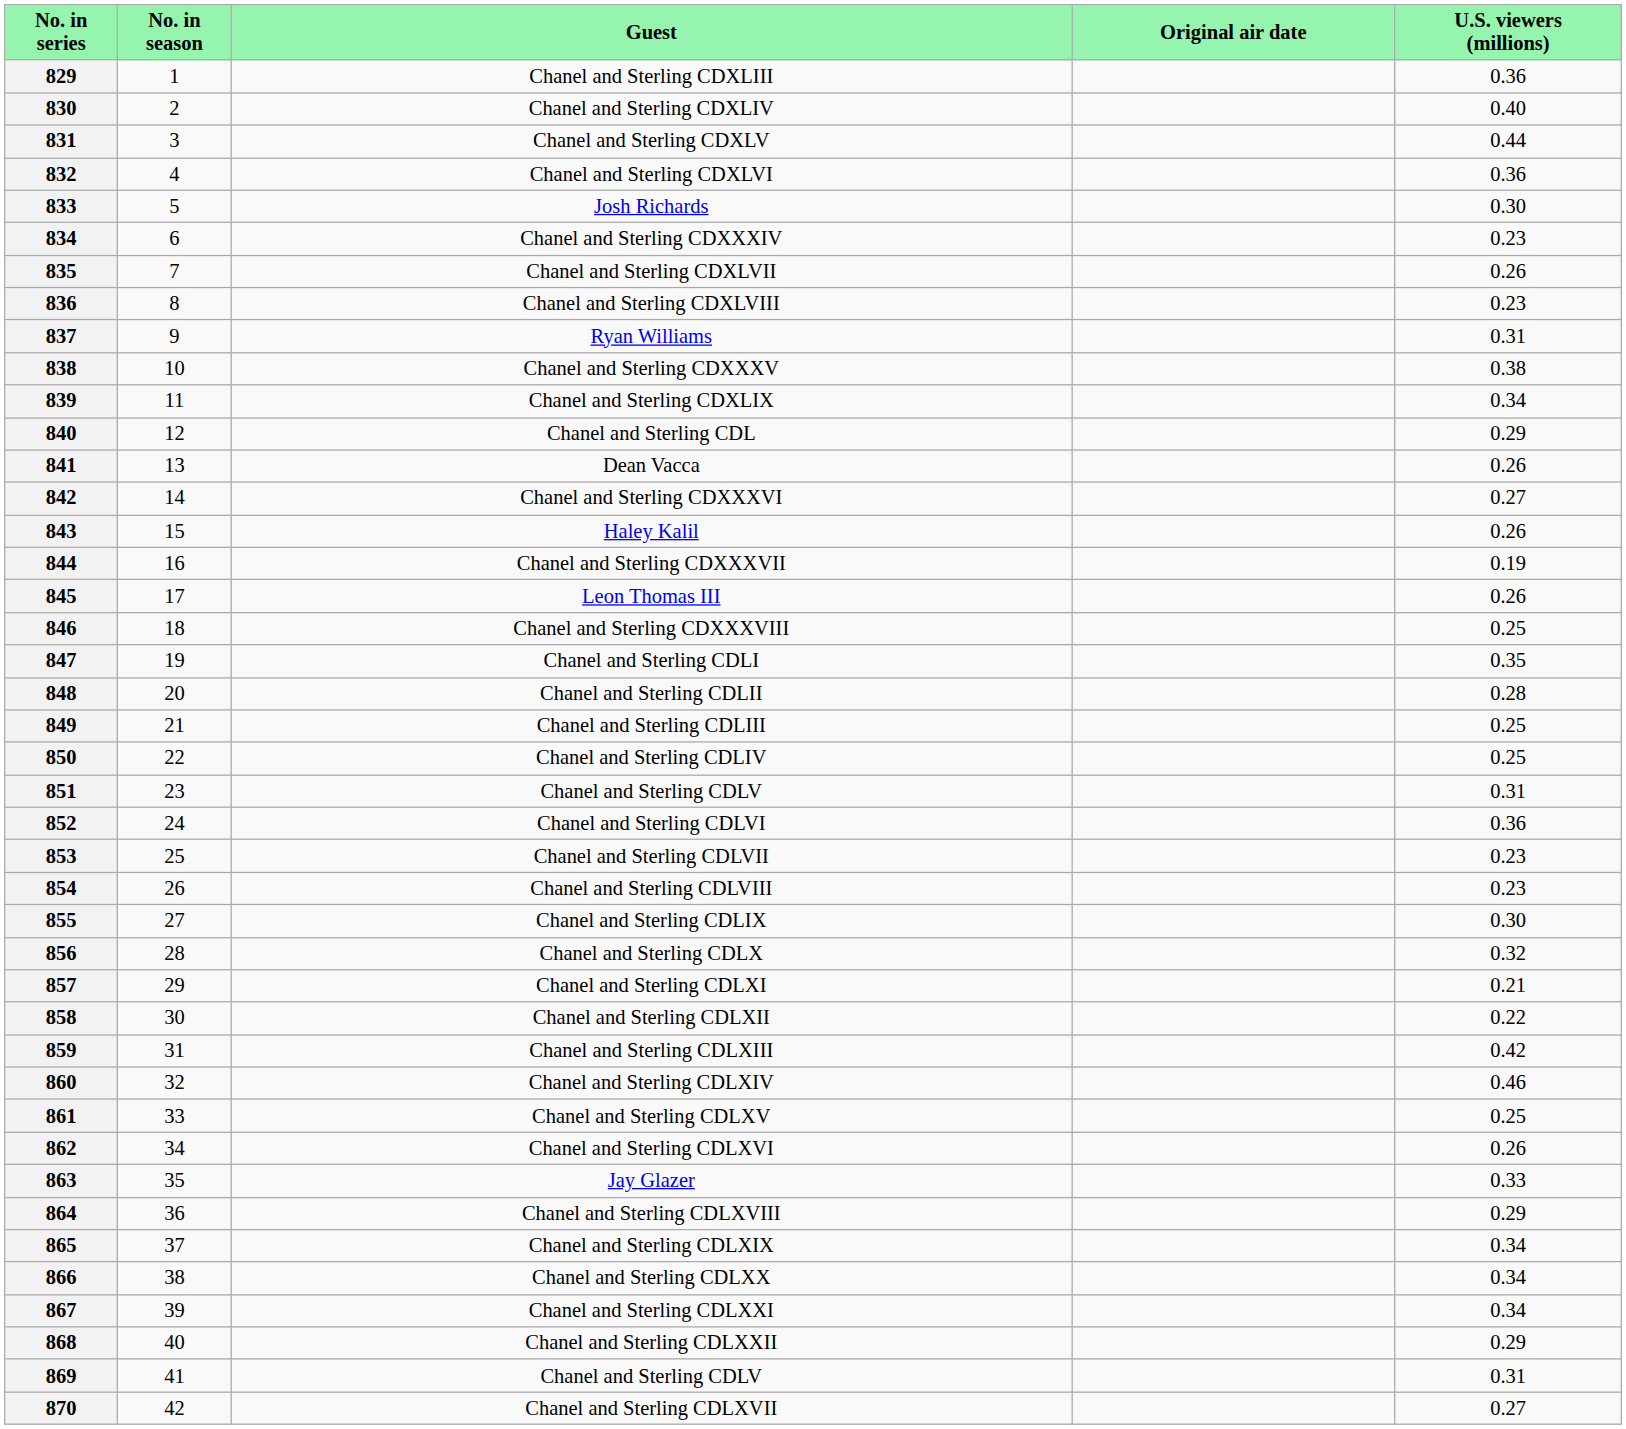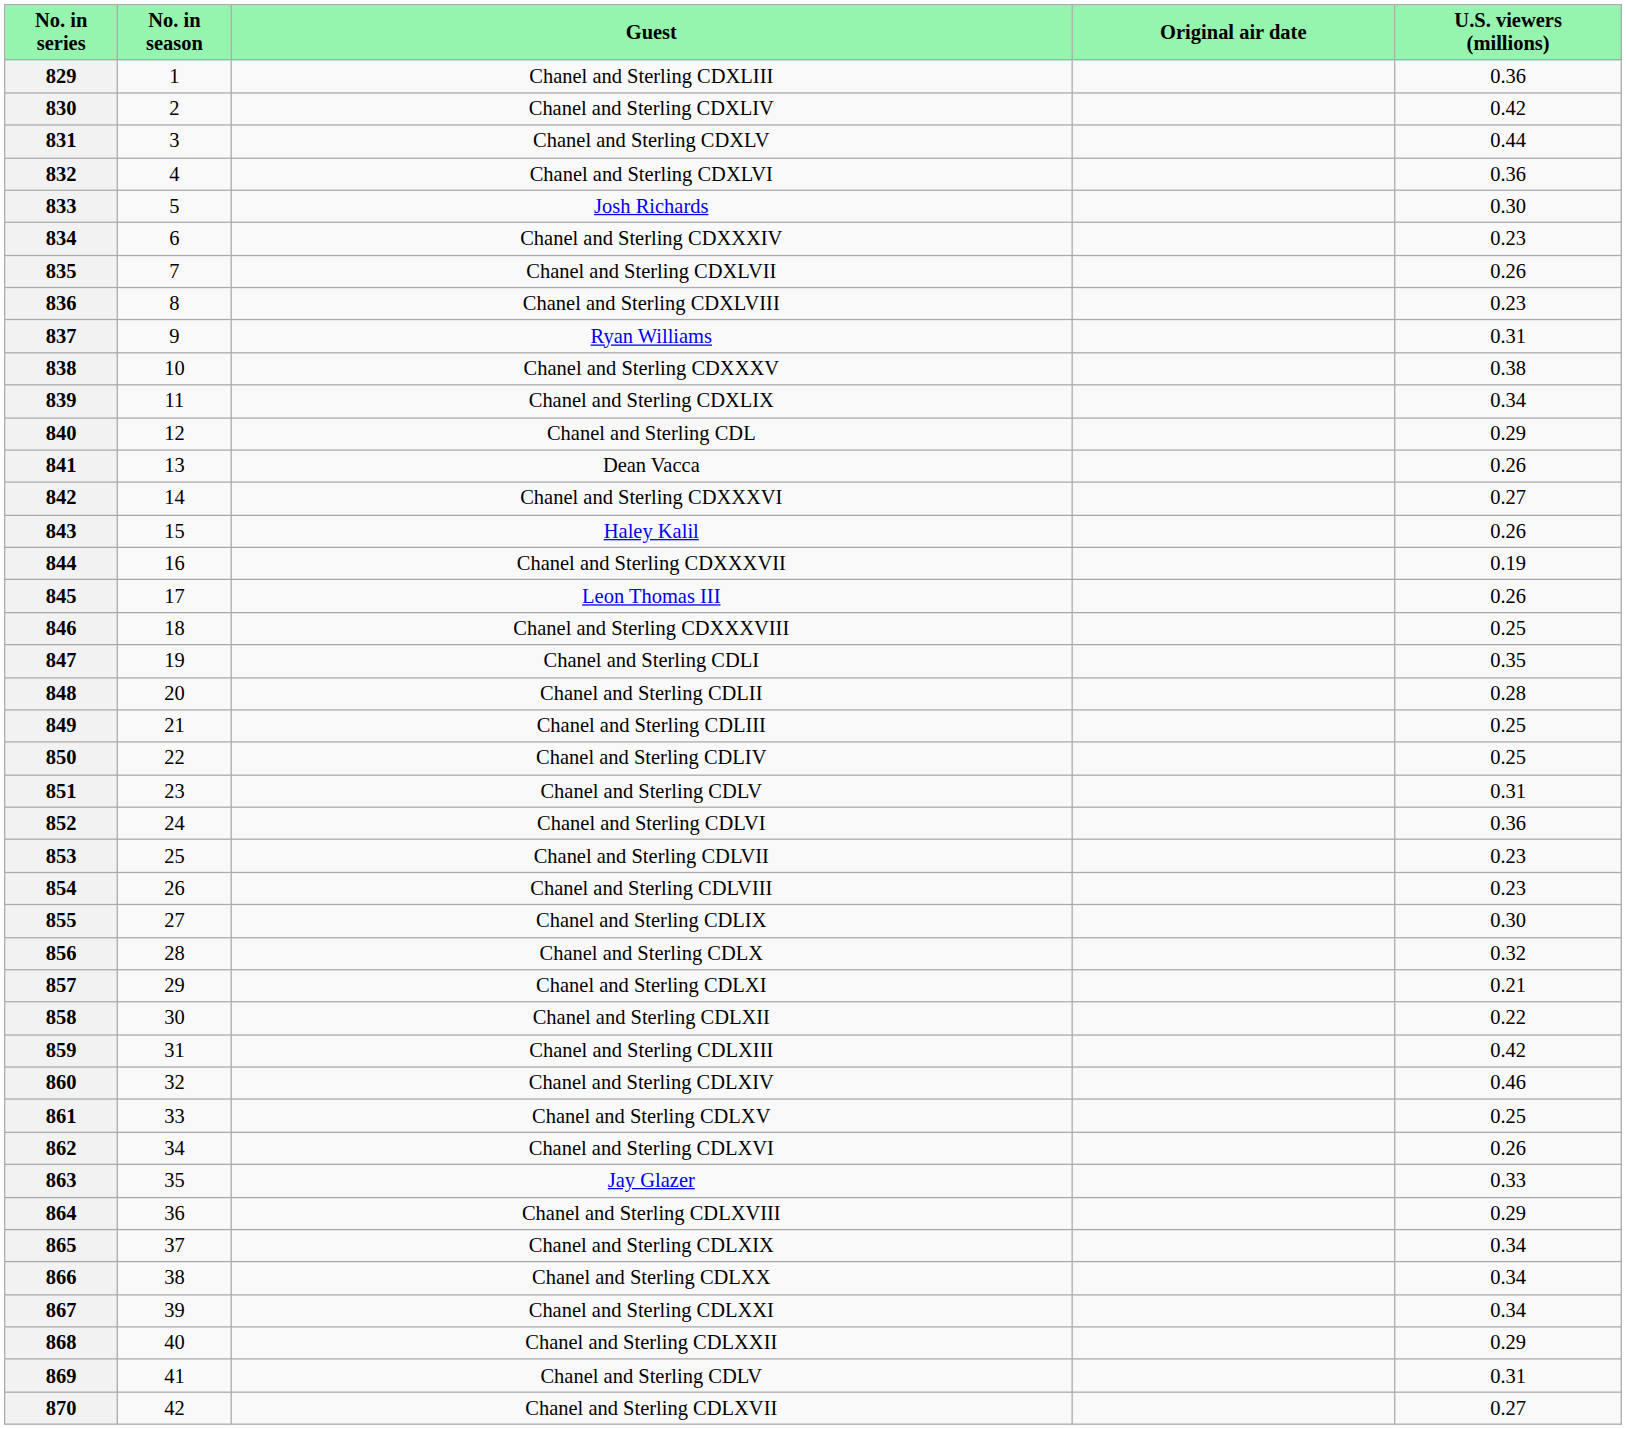(1508, 108) 0.40 -> (1508, 108) 0.42
